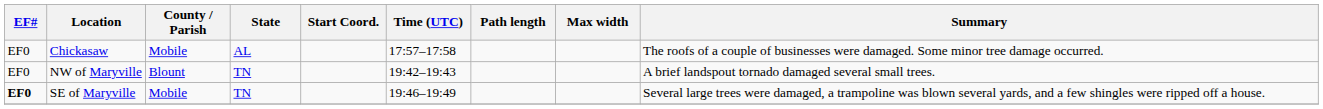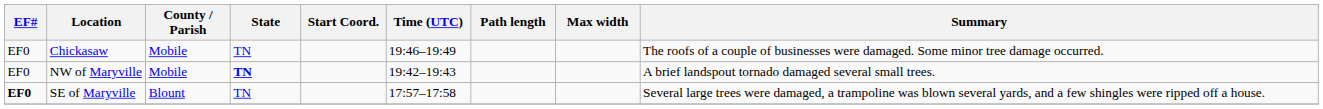(242, 51) AL -> (242, 51) TN
(422, 51) 17:57–17:58 -> (422, 51) 19:46–19:49
(167, 72) Blount -> (168, 72) Mobile
(242, 72) normal -> (243, 72) bold
(168, 93) Mobile -> (167, 93) Blount
(422, 93) 19:46–19:49 -> (422, 93) 17:57–17:58
